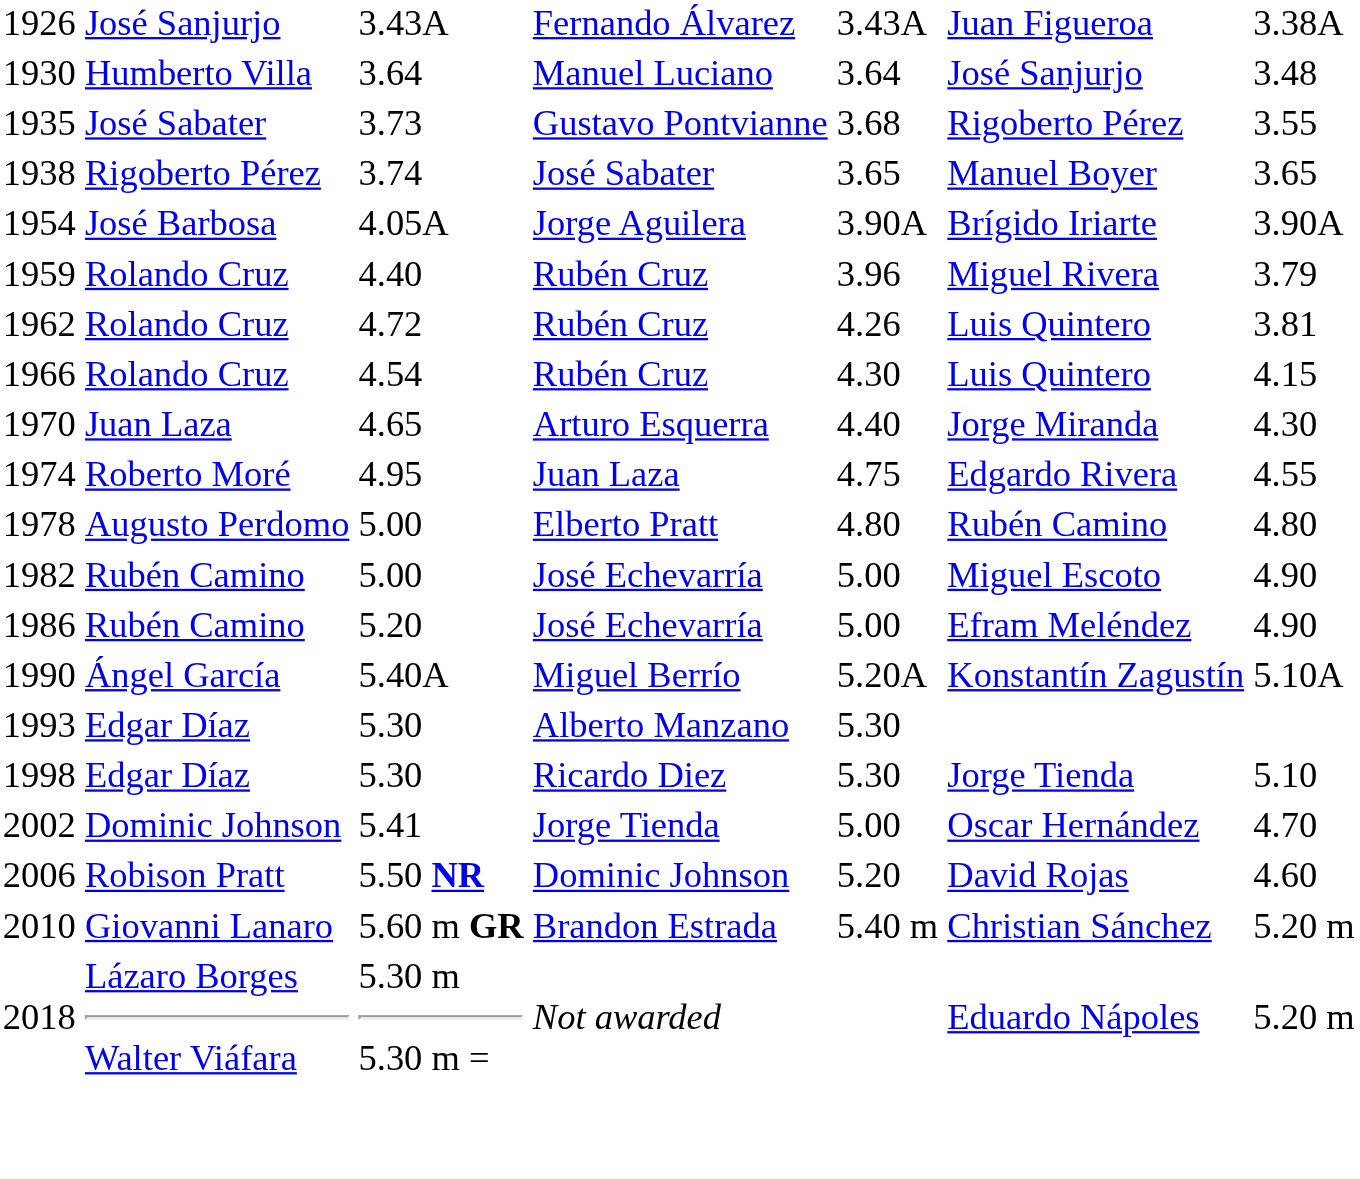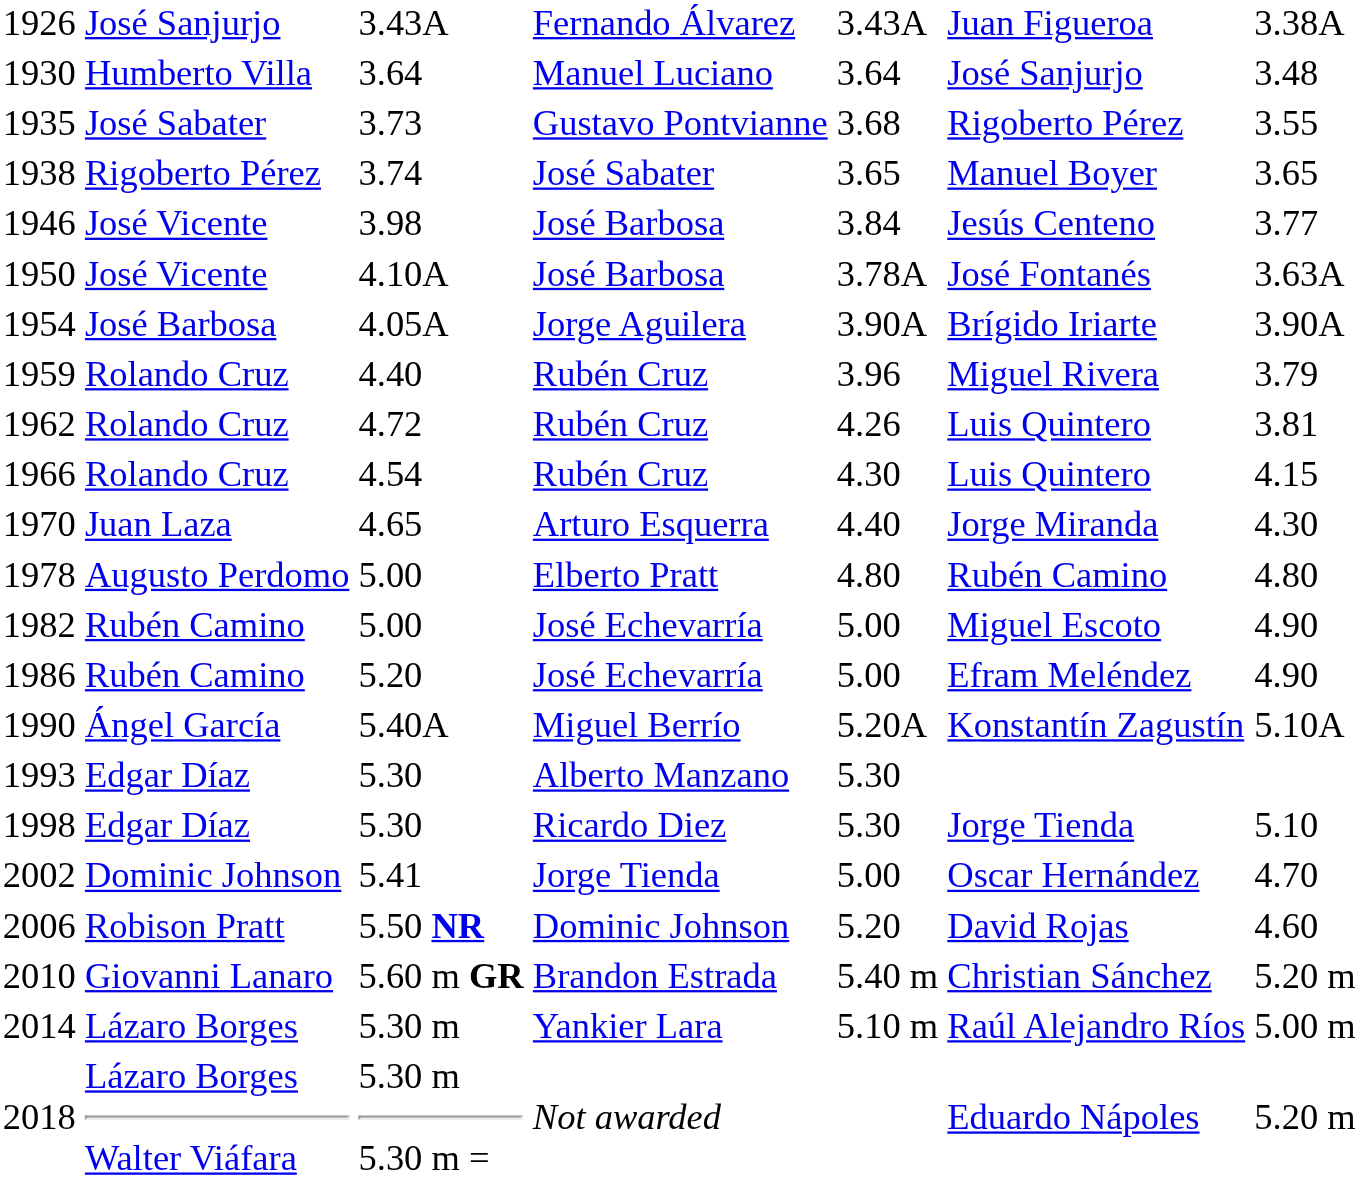+ row: (39, 223)
+ row: (39, 273)
- row: (39, 474)
+ row: (39, 1025)
